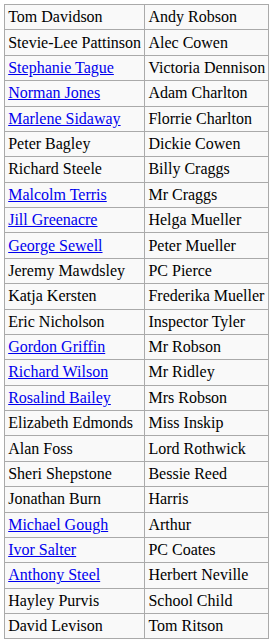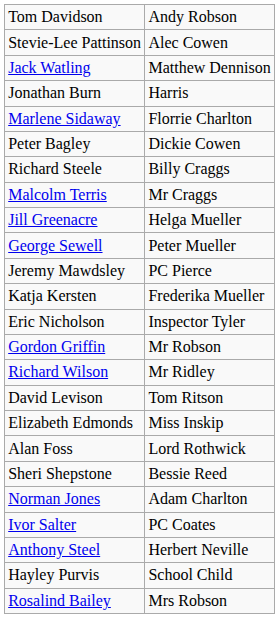- row: (61, 67)
+ row: (49, 67)
rows swapped: (54, 93) <-> (55, 499)
rows swapped: (60, 397) <-> (56, 626)
- row: (58, 524)
